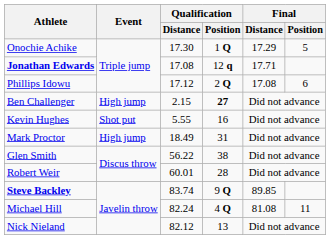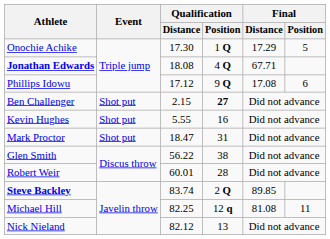(181, 66) 17.08 -> (181, 66) 18.08
(223, 66) 12 q -> (223, 66) 4 Q
(264, 66) 17.71 -> (264, 66) 67.71
(223, 84) 2 Q -> (223, 84) 9 Q
(122, 101) High jump -> (117, 101) Shot put
(122, 137) High jump -> (117, 137) Shot put
(181, 137) 18.49 -> (181, 137) 18.47
(223, 190) 9 Q -> (223, 190) 2 Q
(181, 208) 82.24 -> (181, 208) 82.25
(223, 208) 4 Q -> (223, 208) 12 q
